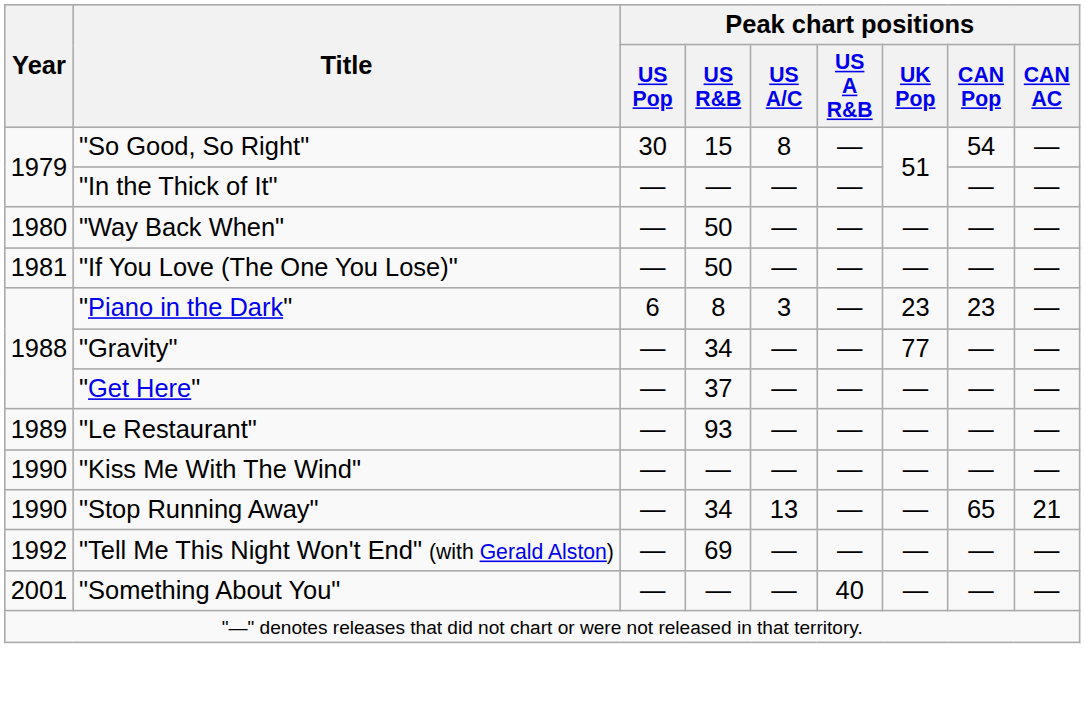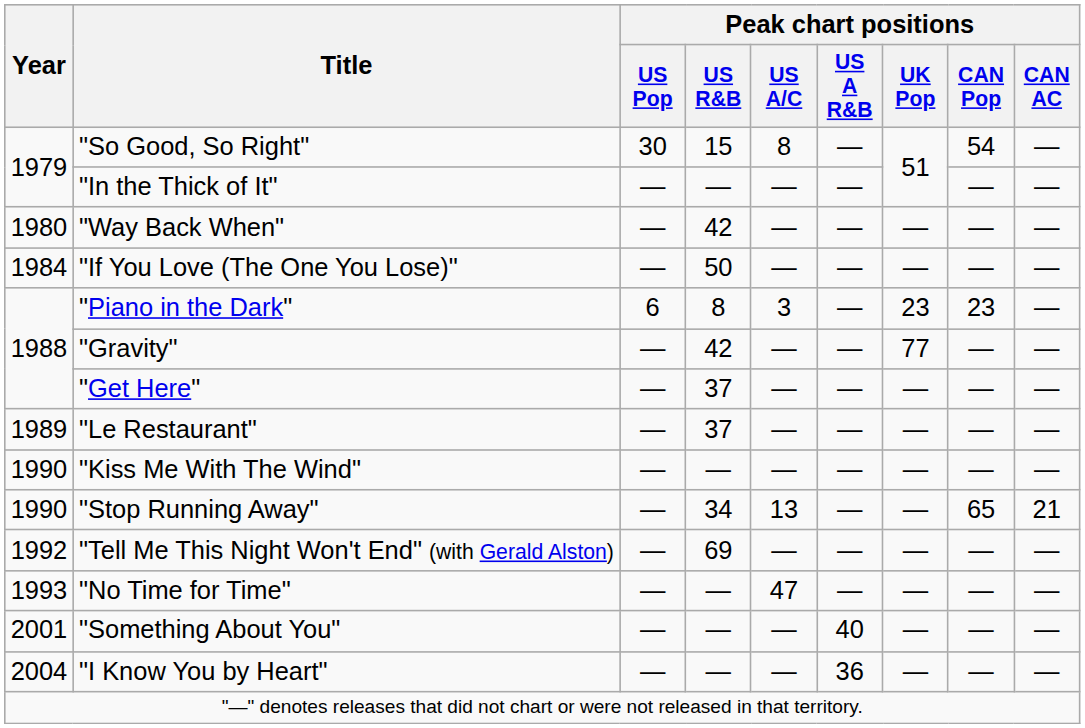(718, 227) 50 -> (718, 227) 42
(39, 267) 1981 -> (39, 267) 1984
(718, 348) 34 -> (718, 348) 42
(718, 429) 93 -> (718, 429) 37
+ row: (185, 590)
+ row: (203, 671)
